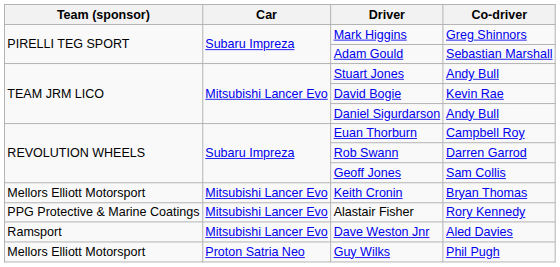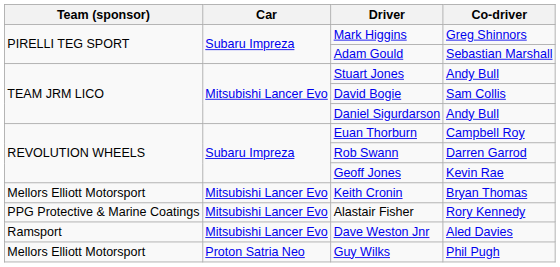(475, 94) Kevin Rae -> (476, 94) Sam Collis
(476, 173) Sam Collis -> (475, 173) Kevin Rae
